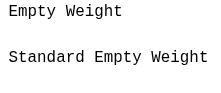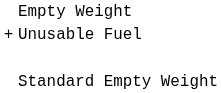+ row: (80, 35)
